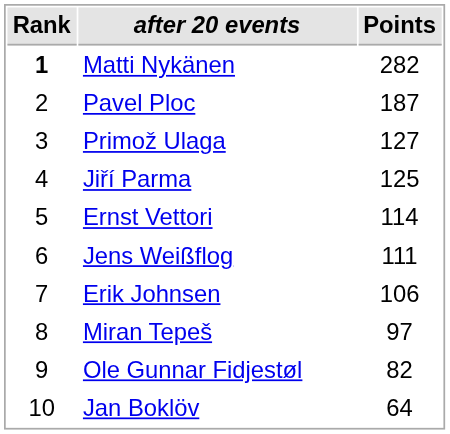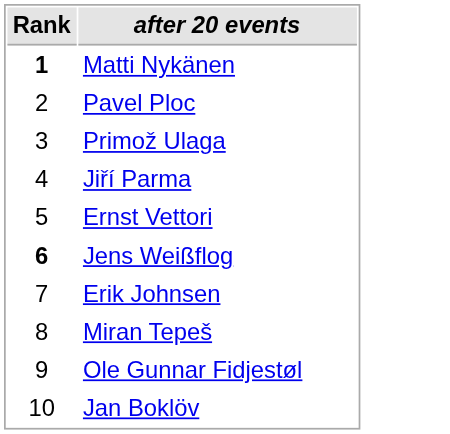- column: (400, 26)
(42, 256) normal -> (42, 256) bold
